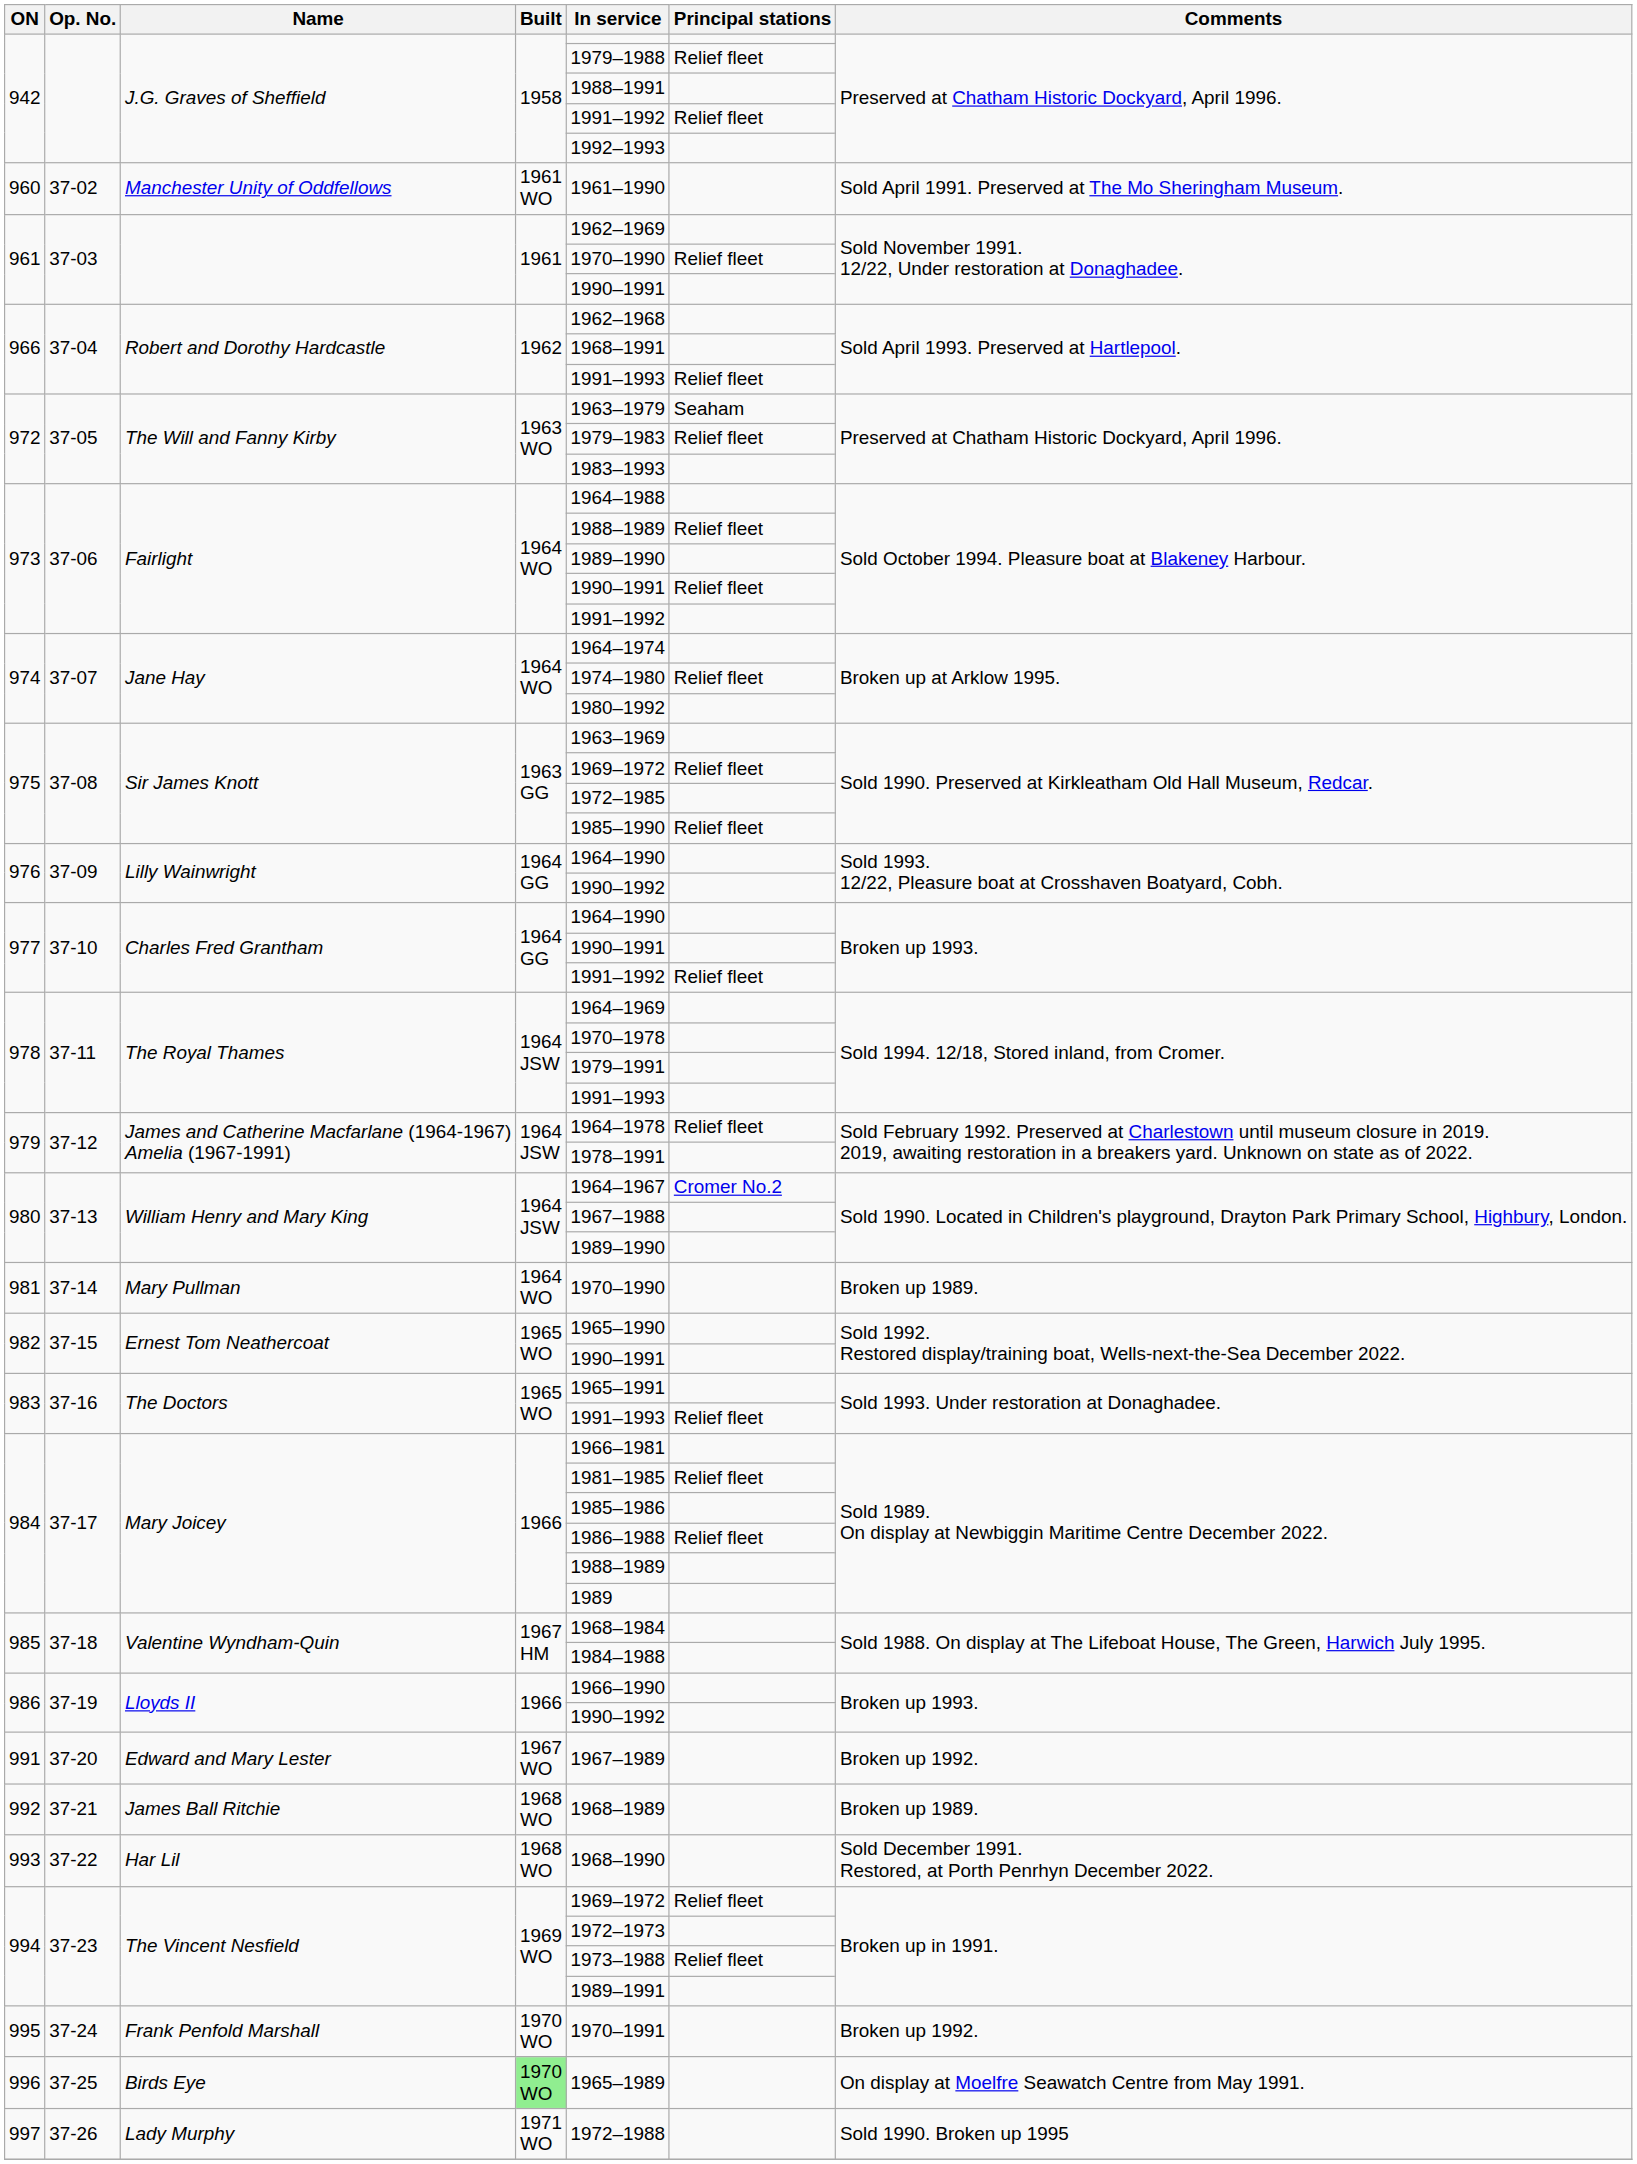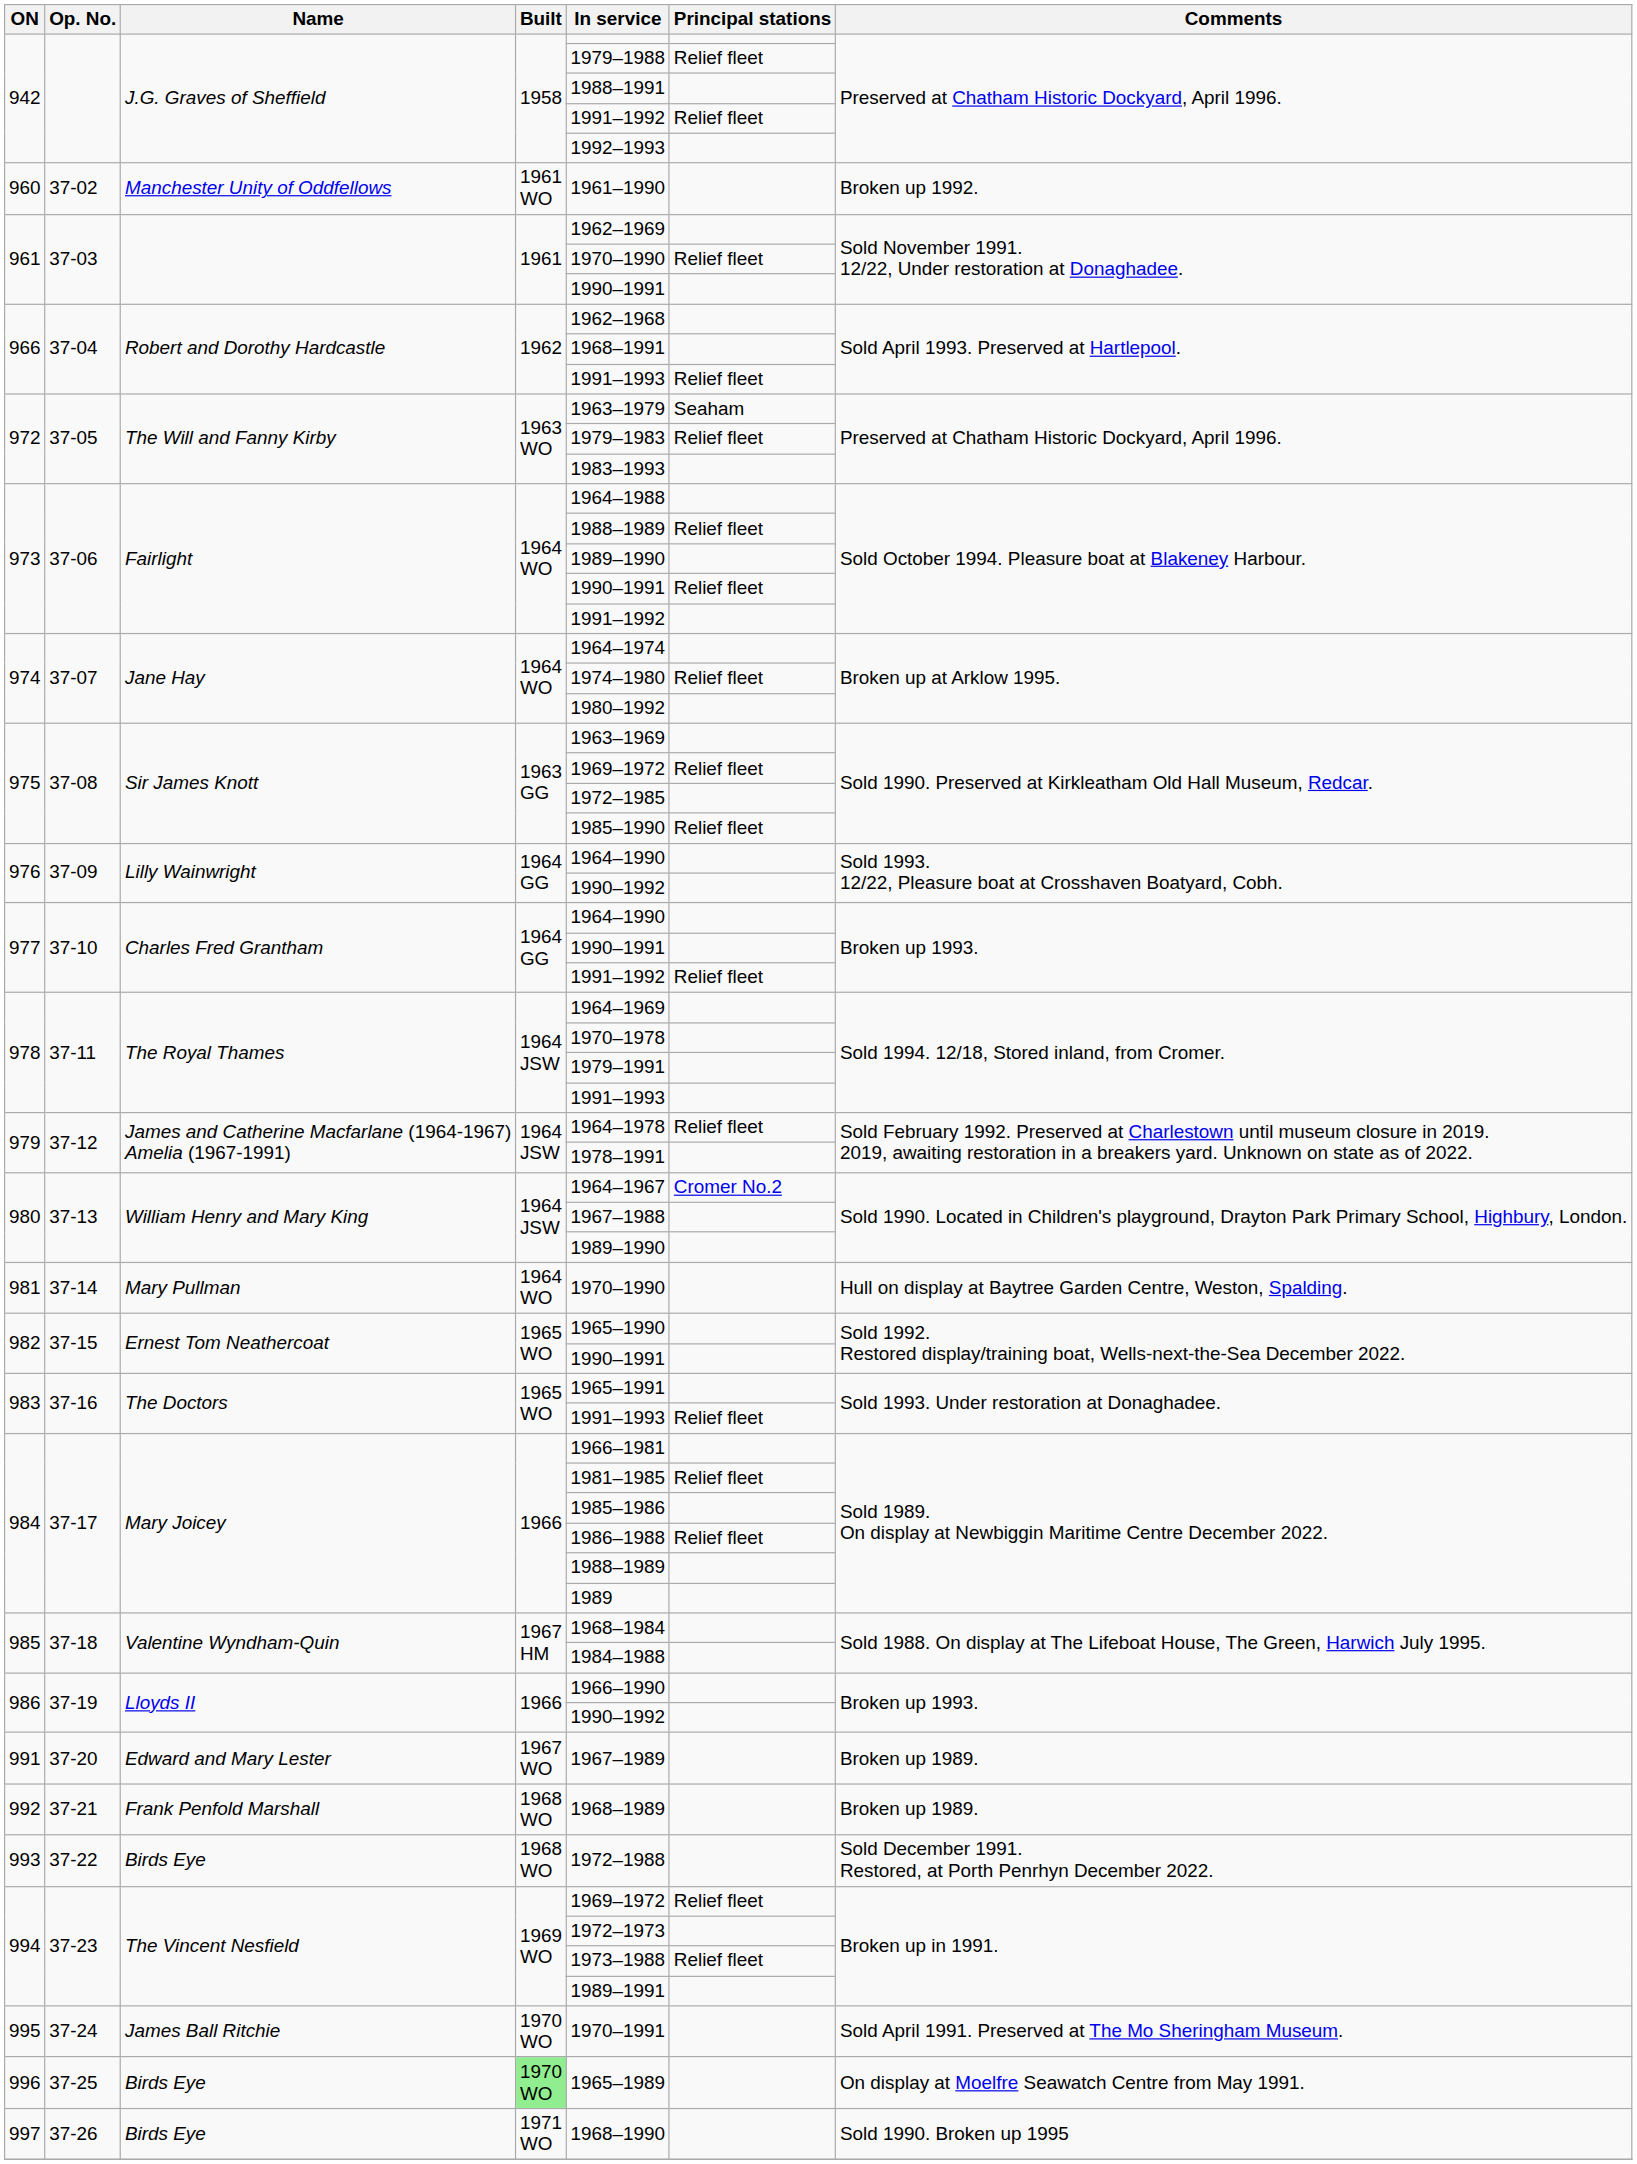(1092, 188) Sold April 1991. Preserved at The Mo Sheringham Museum. -> (909, 188) Broken up 1992.
(909, 1287) Broken up 1989. -> (1094, 1287) Hull on display at Baytree Garden Centre, Weston, Spalding.
(909, 1758) Broken up 1992. -> (909, 1758) Broken up 1989.
(203, 1809) James Ball Ritchie -> (222, 1809) Frank Penfold Marshall
(152, 1860) Har Lil -> (165, 1860) Birds Eye
(618, 1860) 1968–1990 -> (618, 1860) 1972–1988
(222, 2031) Frank Penfold Marshall -> (203, 2031) James Ball Ritchie
(909, 2031) Broken up 1992. -> (1092, 2031) Sold April 1991. Preserved at The Mo Sheringham Museum.
(180, 2133) Lady Murphy -> (165, 2133) Birds Eye
(618, 2133) 1972–1988 -> (618, 2133) 1968–1990
